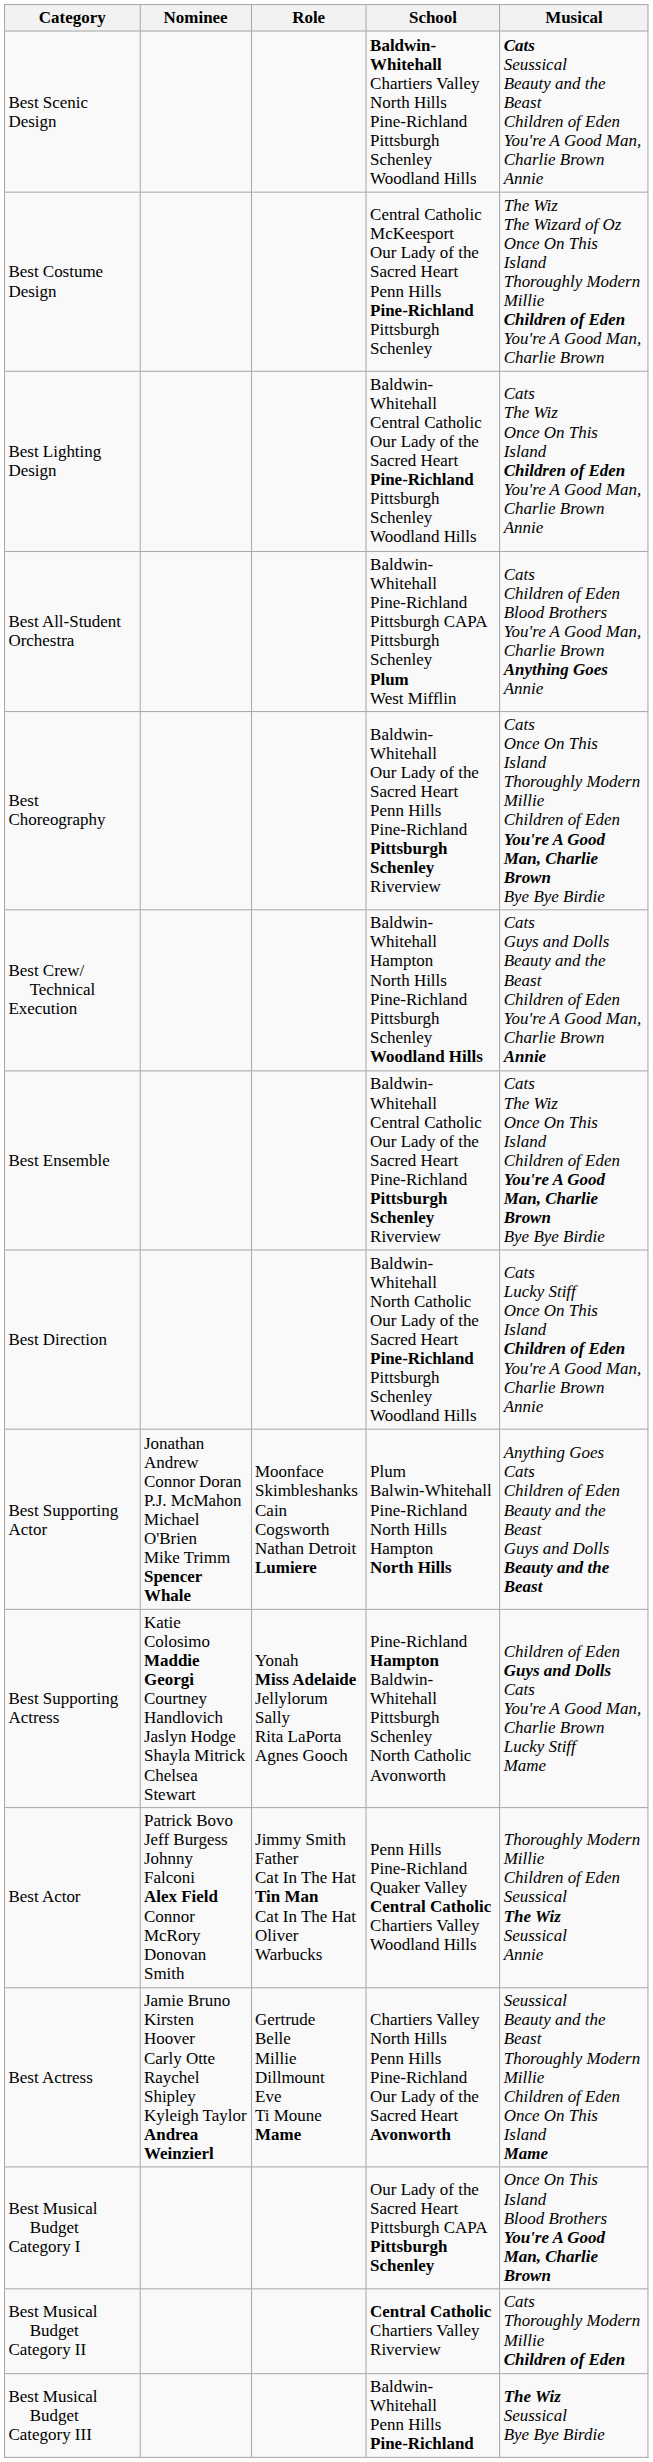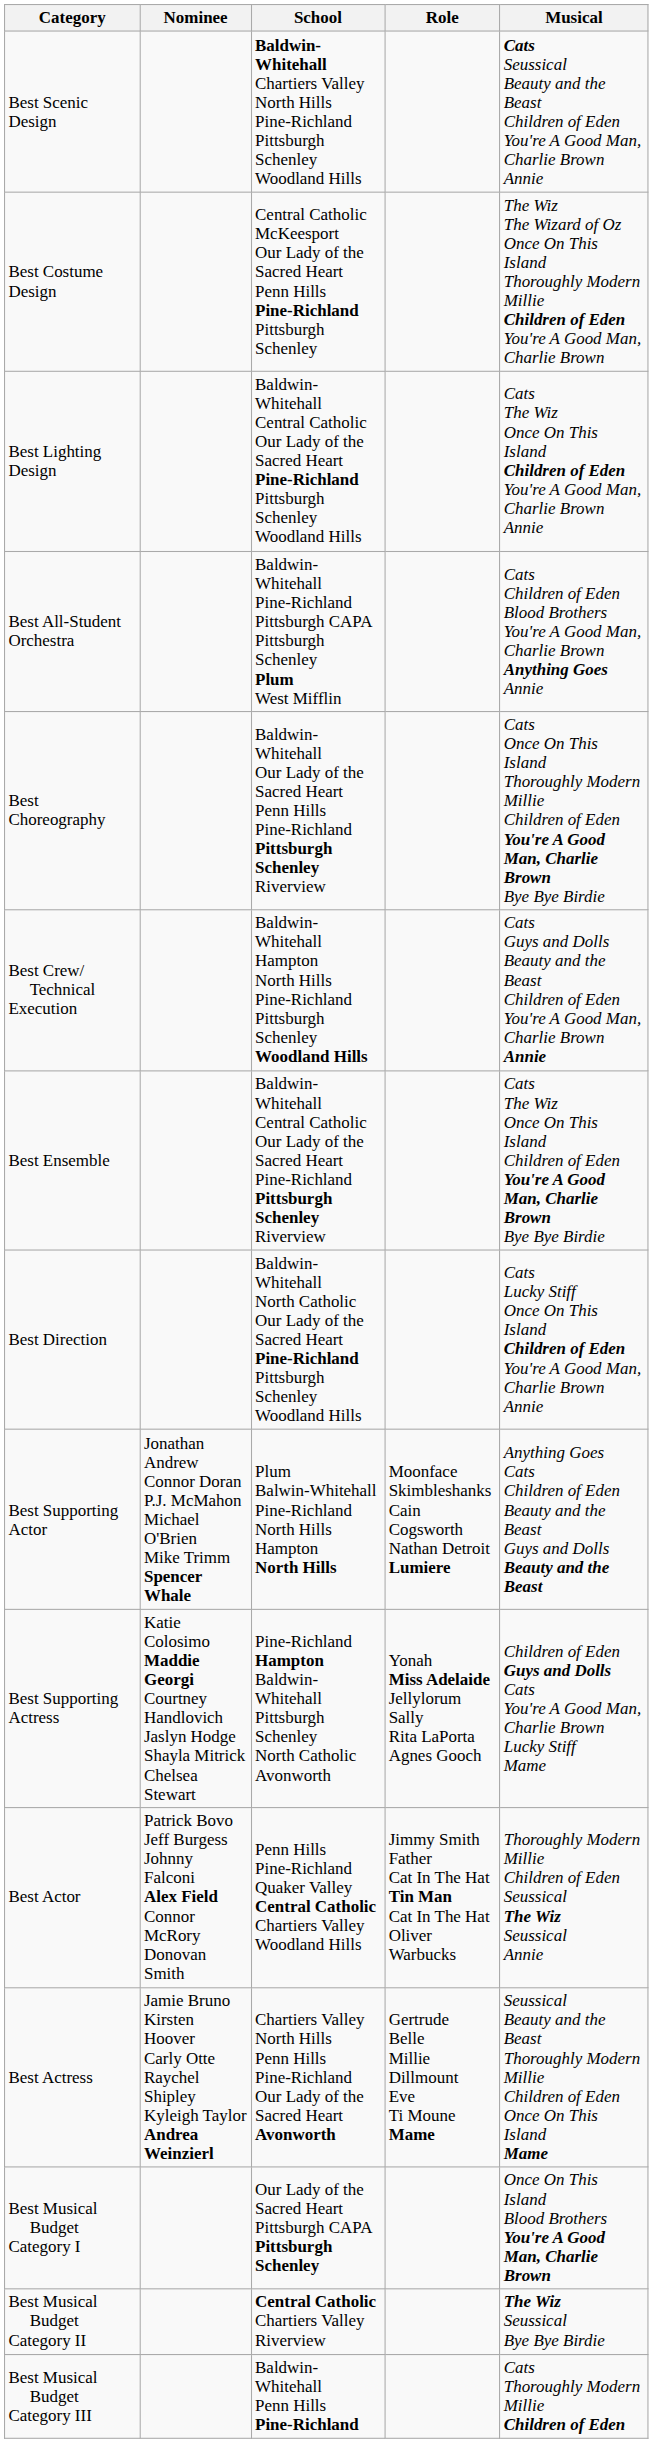columns swapped: (309, 17) <-> (433, 17)
(572, 2331) Cats Thoroughly Modern Millie Children of Eden -> (554, 2321) The Wiz Seussical Bye Bye Birdie
(554, 2415) The Wiz Seussical Bye Bye Birdie -> (572, 2396) Cats Thoroughly Modern Millie Children of Eden
